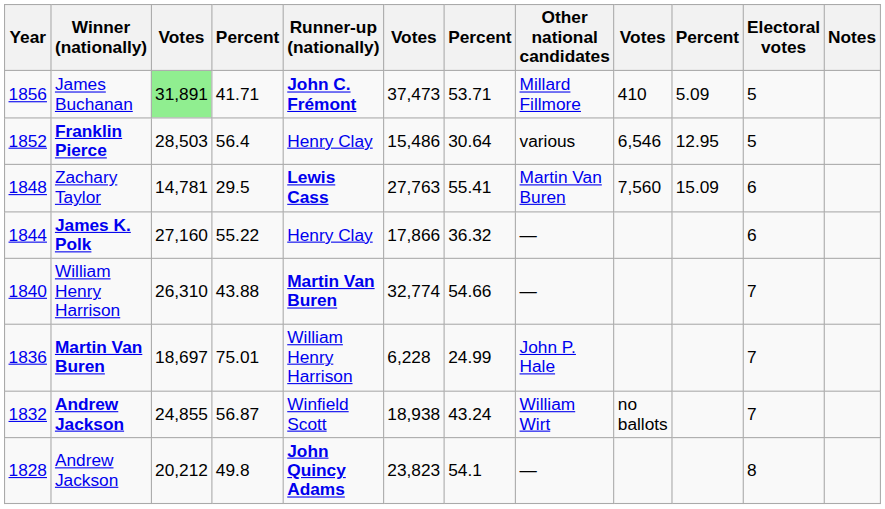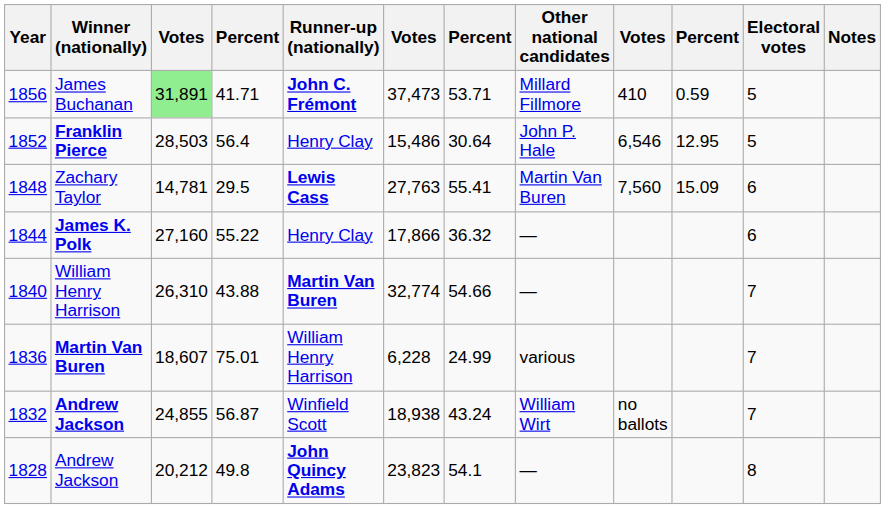(693, 94) 5.09 -> (693, 94) 0.59
(547, 141) various -> (548, 141) John P. Hale
(181, 357) 18,697 -> (181, 357) 18,607
(548, 357) John P. Hale -> (547, 357) various
